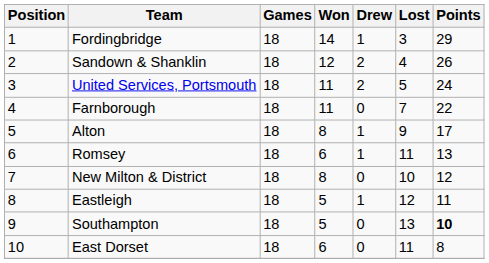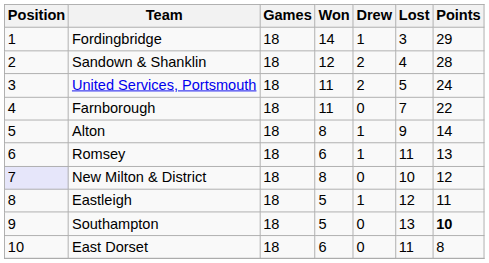(444, 62) 26 -> (444, 62) 28
(444, 131) 17 -> (444, 131) 14
(12, 177) no background -> (12, 177) lavender background
